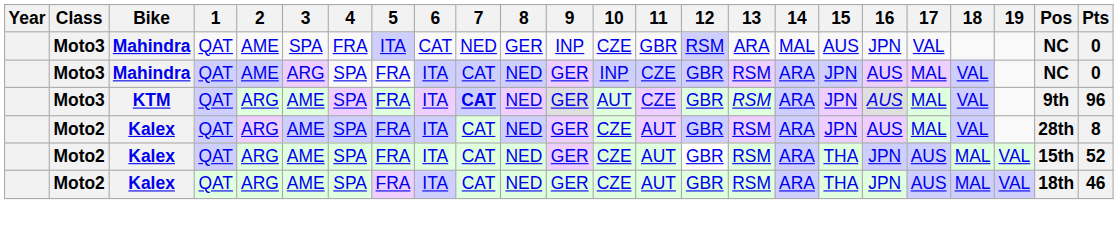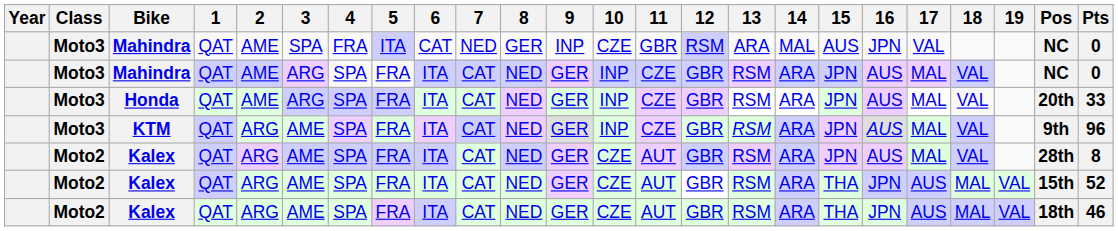+ row: (79, 101)
(479, 101) bold -> (479, 128) normal
(614, 101) AUT -> (614, 128) INP
